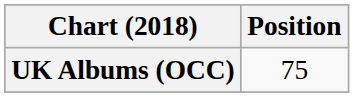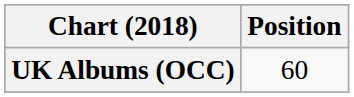(294, 69) 75 -> (294, 69) 60
